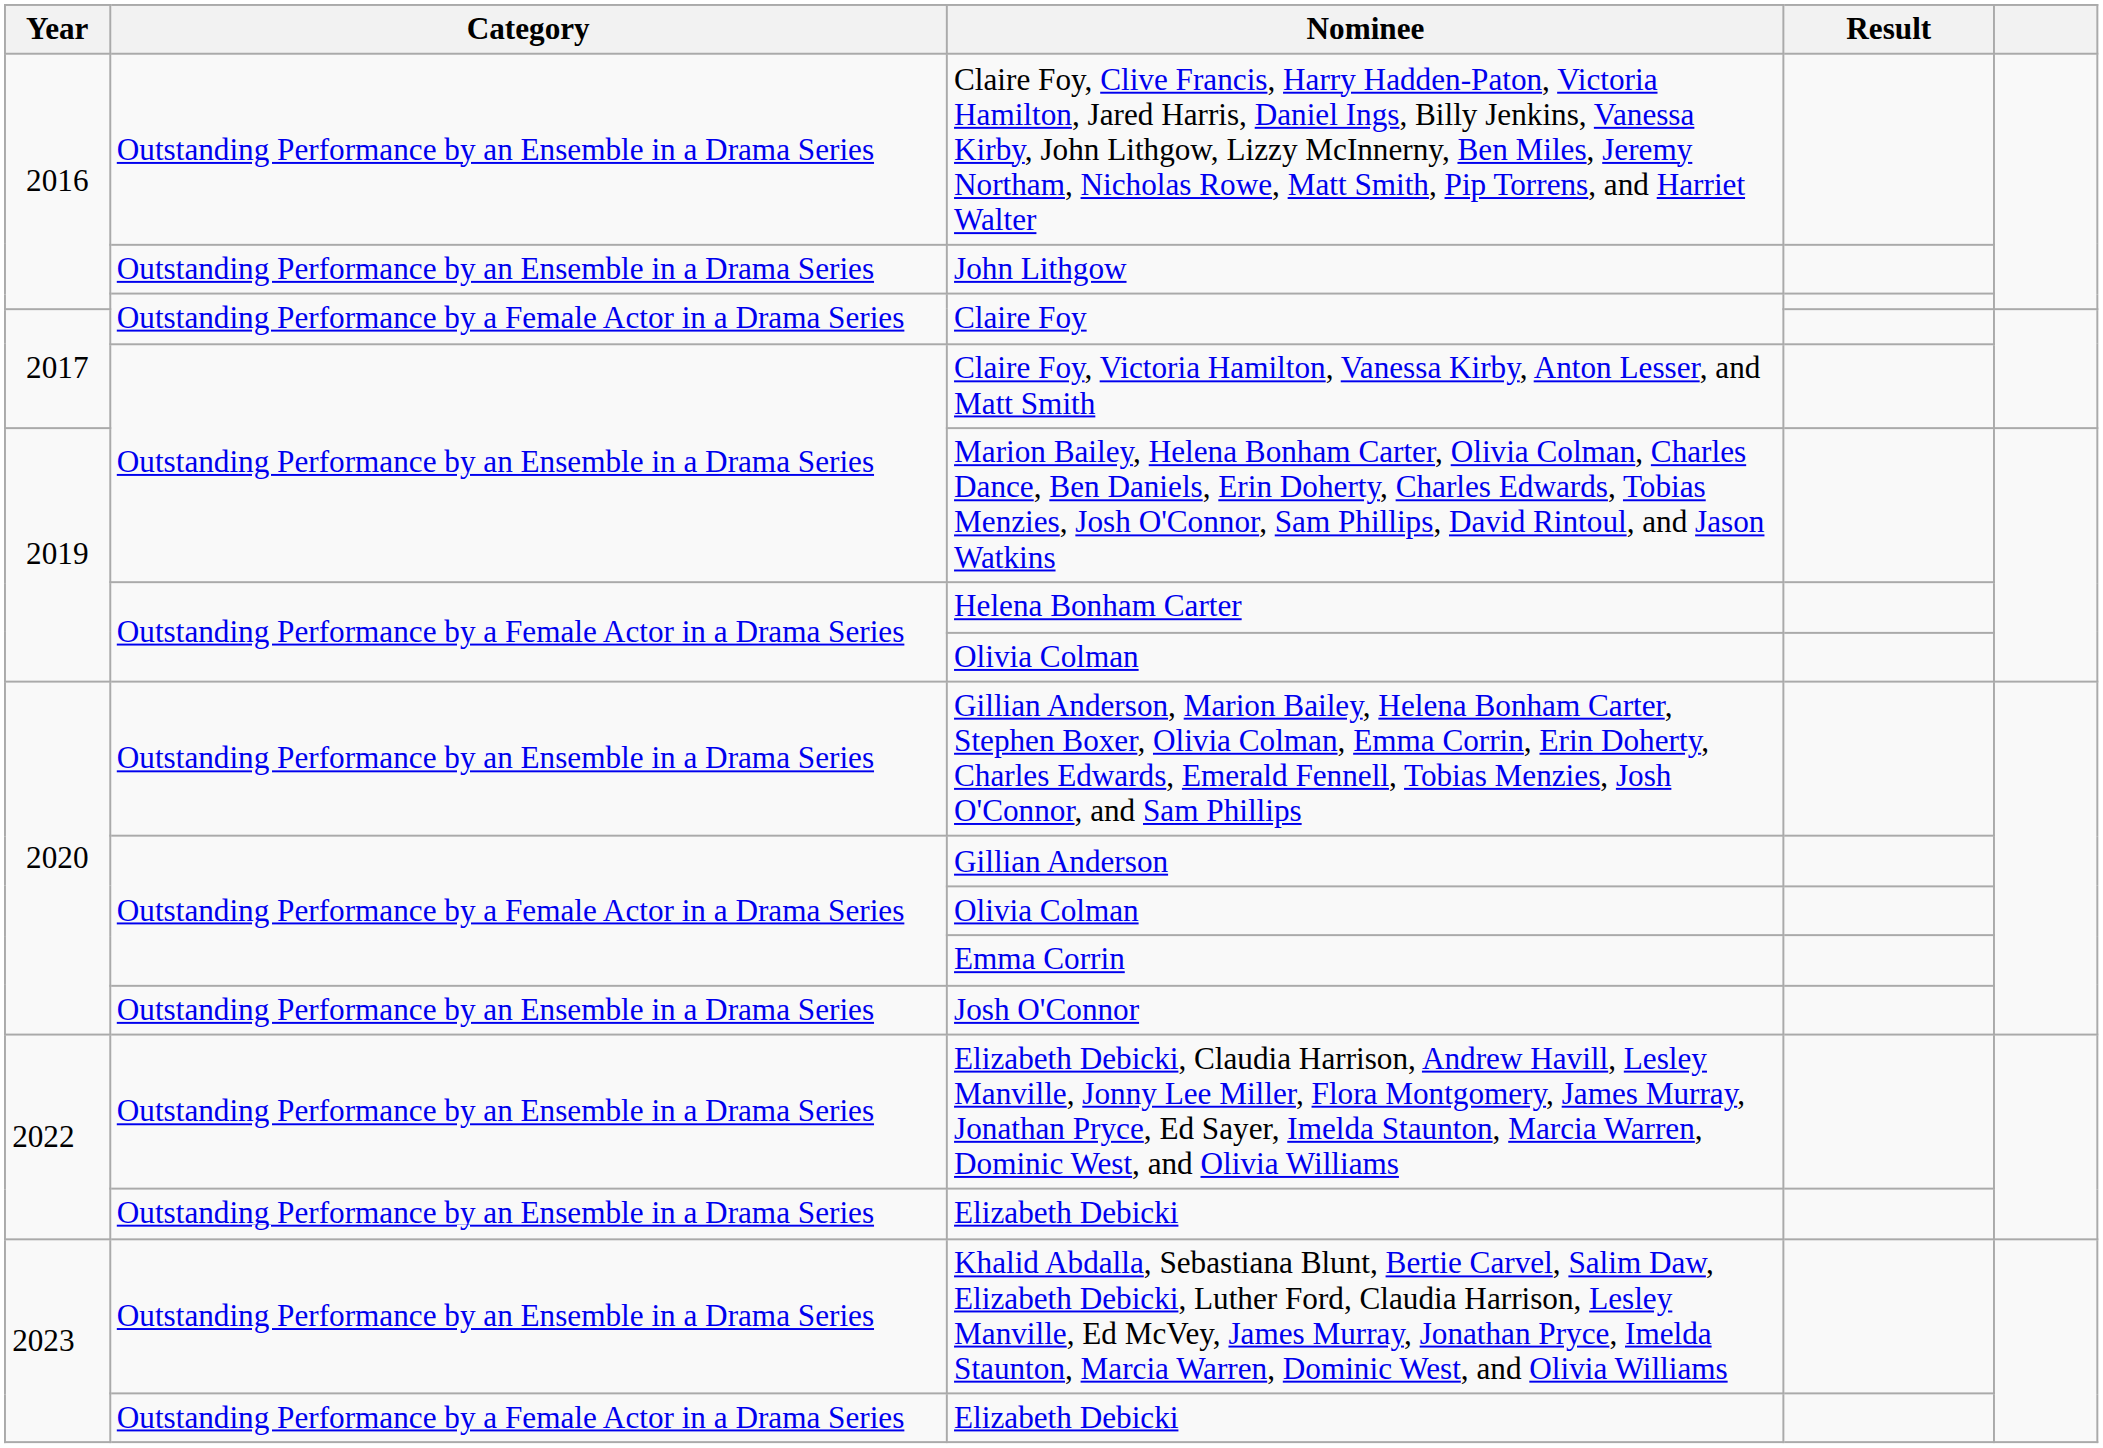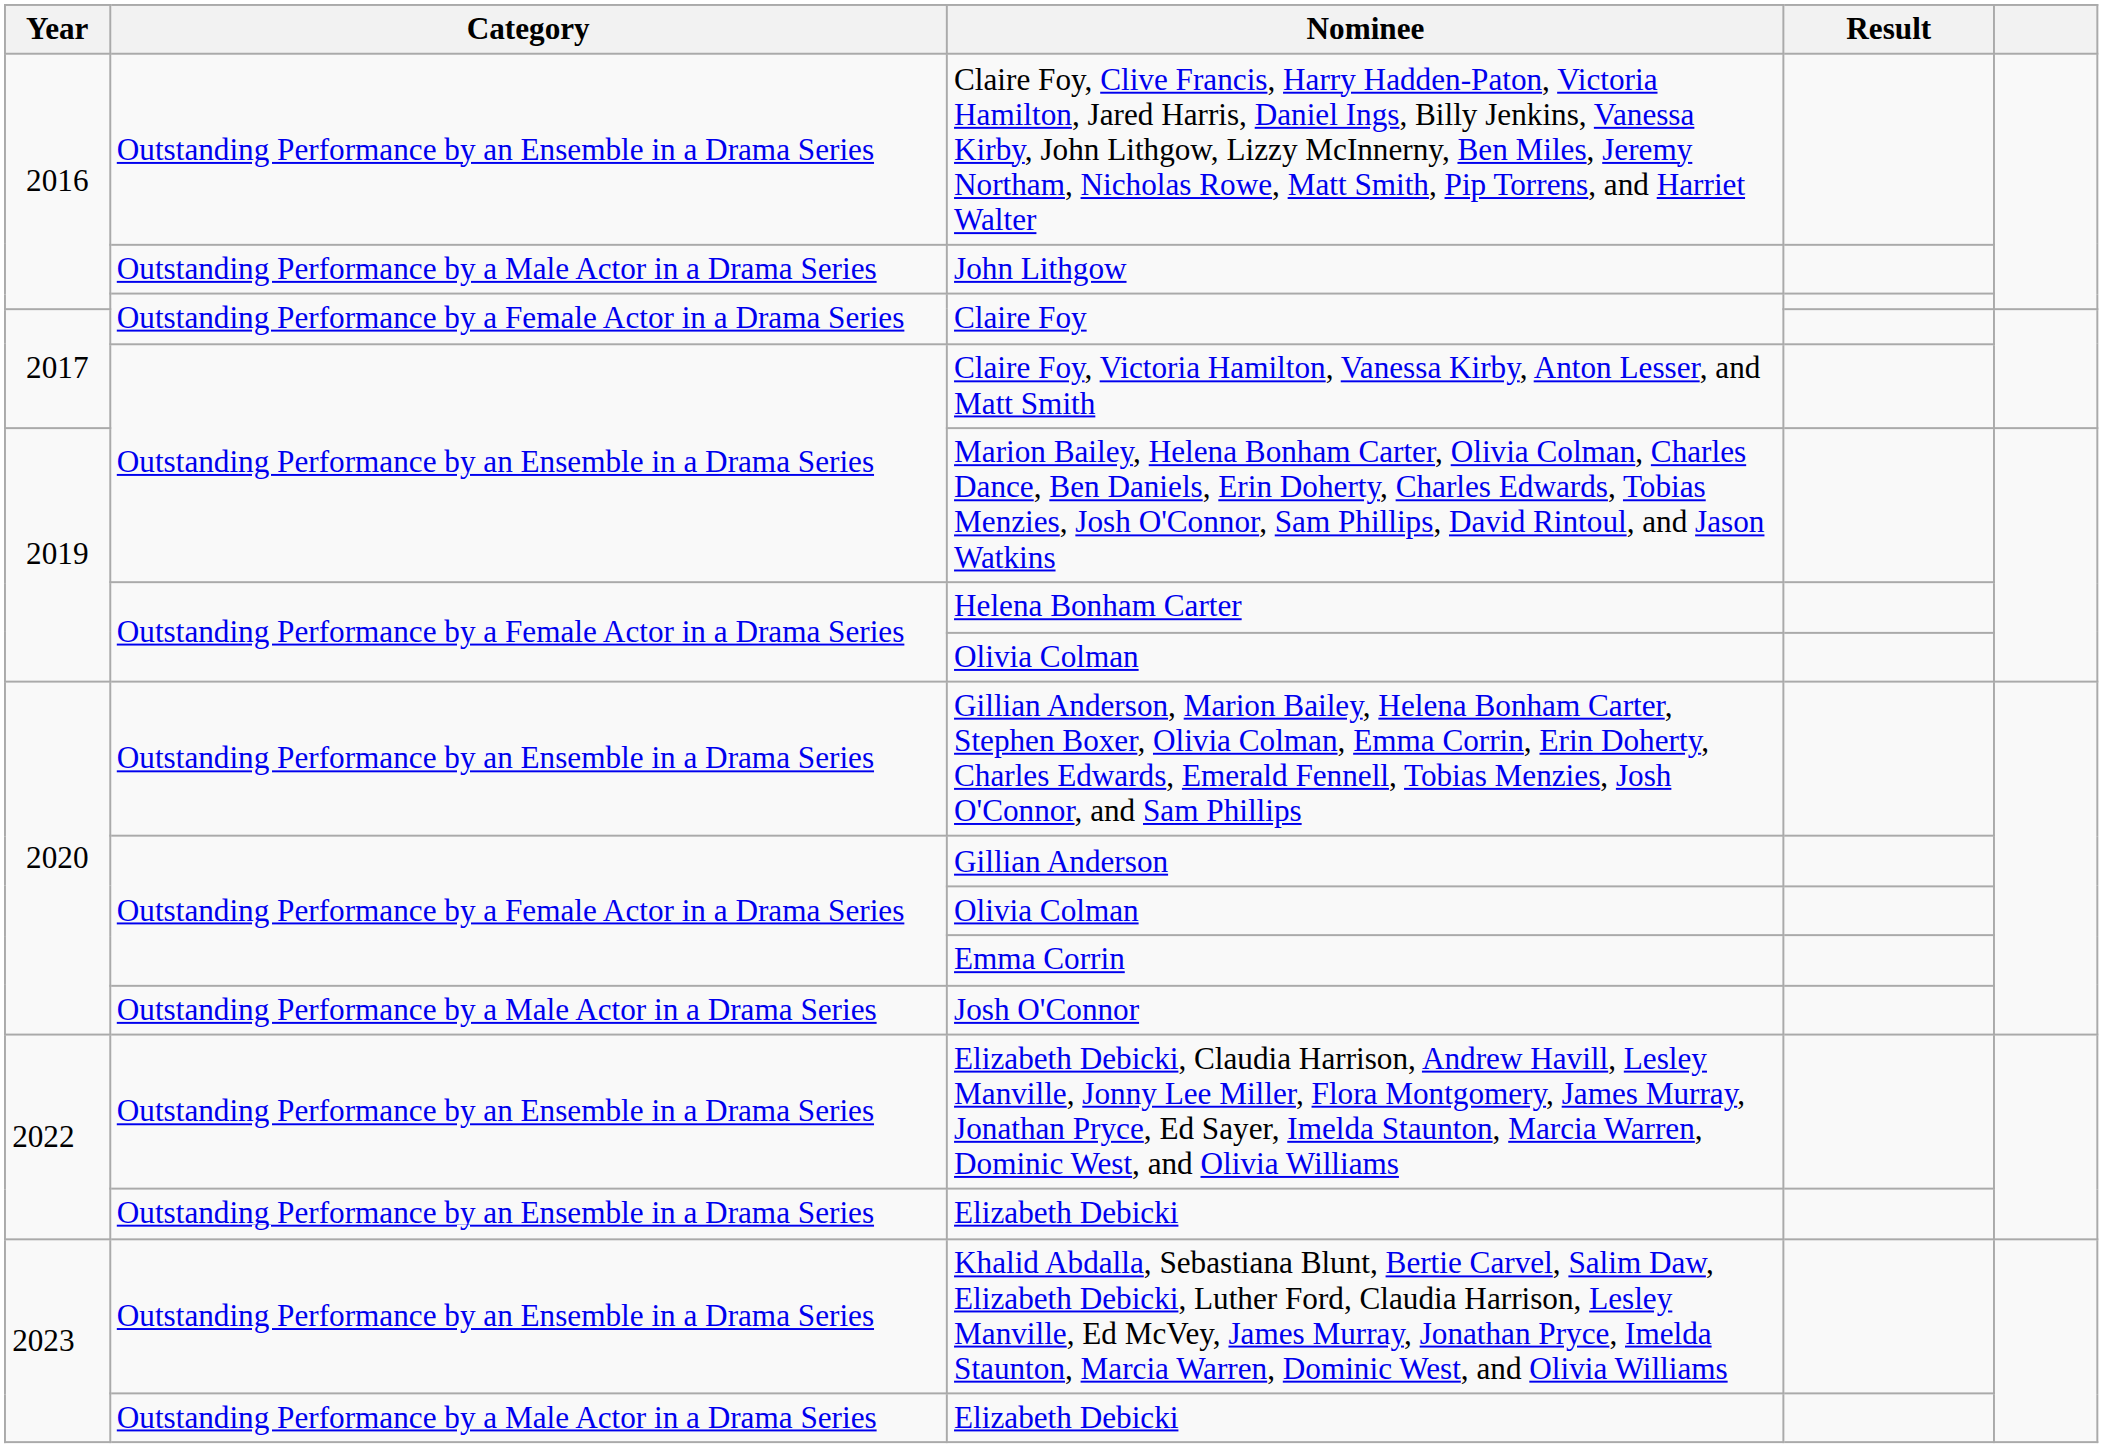(495, 268) Outstanding Performance by an Ensemble in a Drama Series -> (497, 268) Outstanding Performance by a Male Actor in a Drama Series
(495, 1009) Outstanding Performance by an Ensemble in a Drama Series -> (497, 1009) Outstanding Performance by a Male Actor in a Drama Series
(511, 1417) Outstanding Performance by a Female Actor in a Drama Series -> (497, 1417) Outstanding Performance by a Male Actor in a Drama Series
